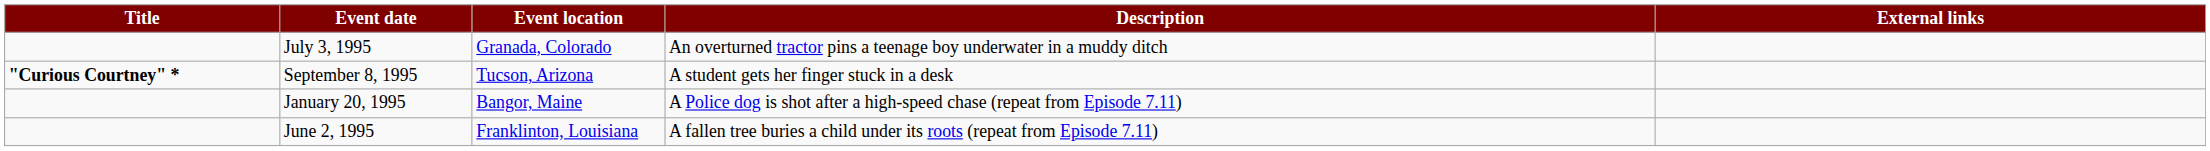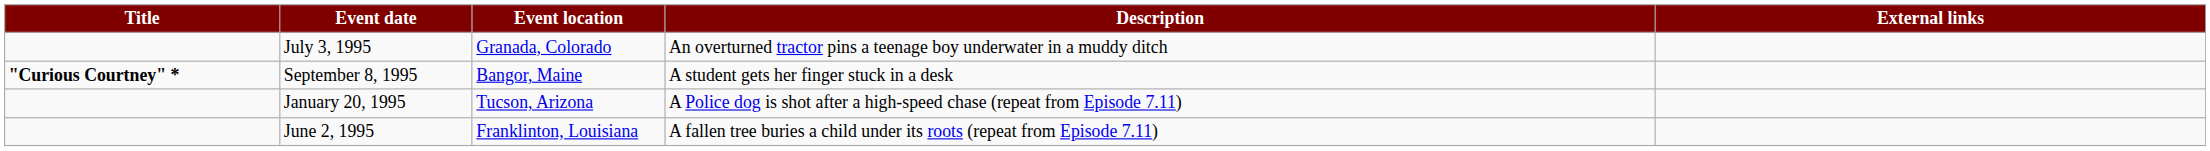(535, 74) Tucson, Arizona -> (529, 74) Bangor, Maine
(529, 103) Bangor, Maine -> (535, 103) Tucson, Arizona
